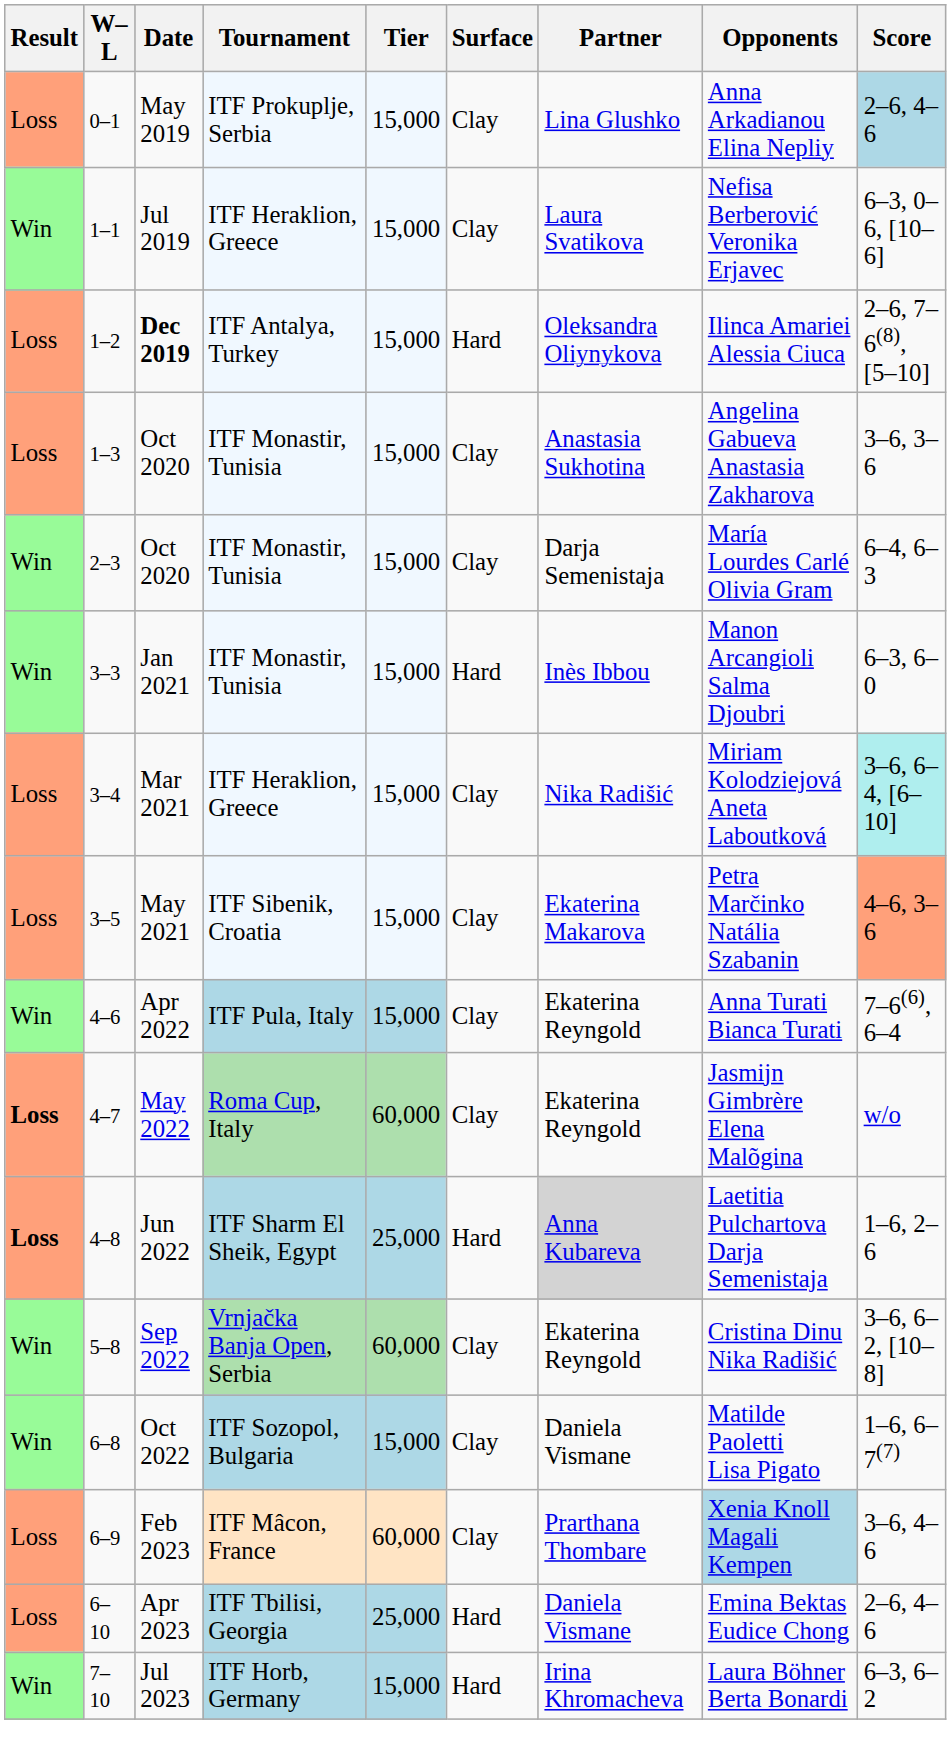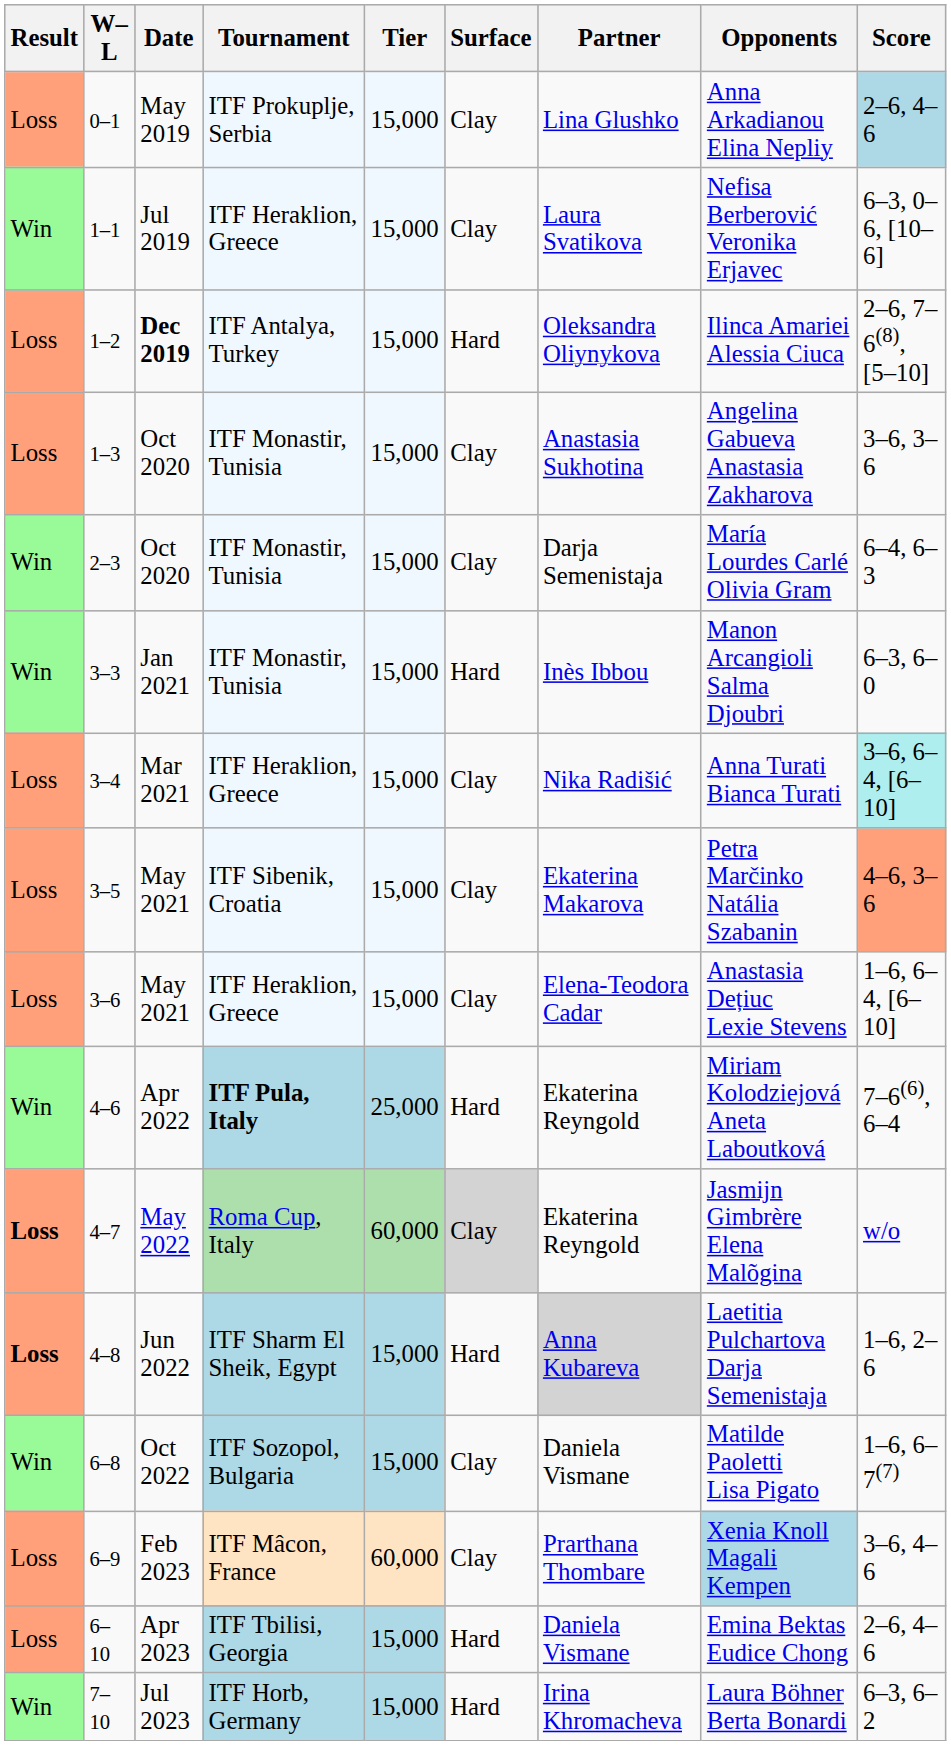(775, 794) Miriam Kolodziejová Aneta Laboutková -> (774, 780) Anna Turati Bianca Turati
+ row: (105, 1000)
(281, 1015) normal -> (259, 1107) bold
(406, 1015) 15,000 -> (405, 1107) 25,000
(475, 1015) Clay -> (475, 1107) Hard
(775, 1015) Anna Turati Bianca Turati -> (774, 1107) Miriam Kolodziejová Aneta Laboutková
(475, 1114) no background -> (474, 1230) lightgrey background
(406, 1237) 25,000 -> (405, 1353) 15,000
- row: (105, 1348)
(406, 1618) 25,000 -> (405, 1639) 15,000
